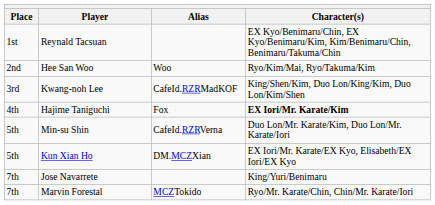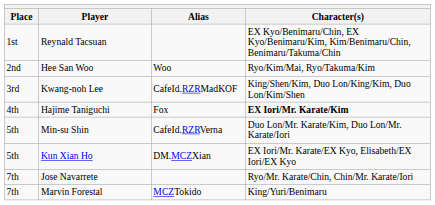(287, 177) King/Yuri/Benimaru -> (331, 177) Ryo/Mr. Karate/Chin, Chin/Mr. Karate/Iori
(331, 192) Ryo/Mr. Karate/Chin, Chin/Mr. Karate/Iori -> (287, 192) King/Yuri/Benimaru
